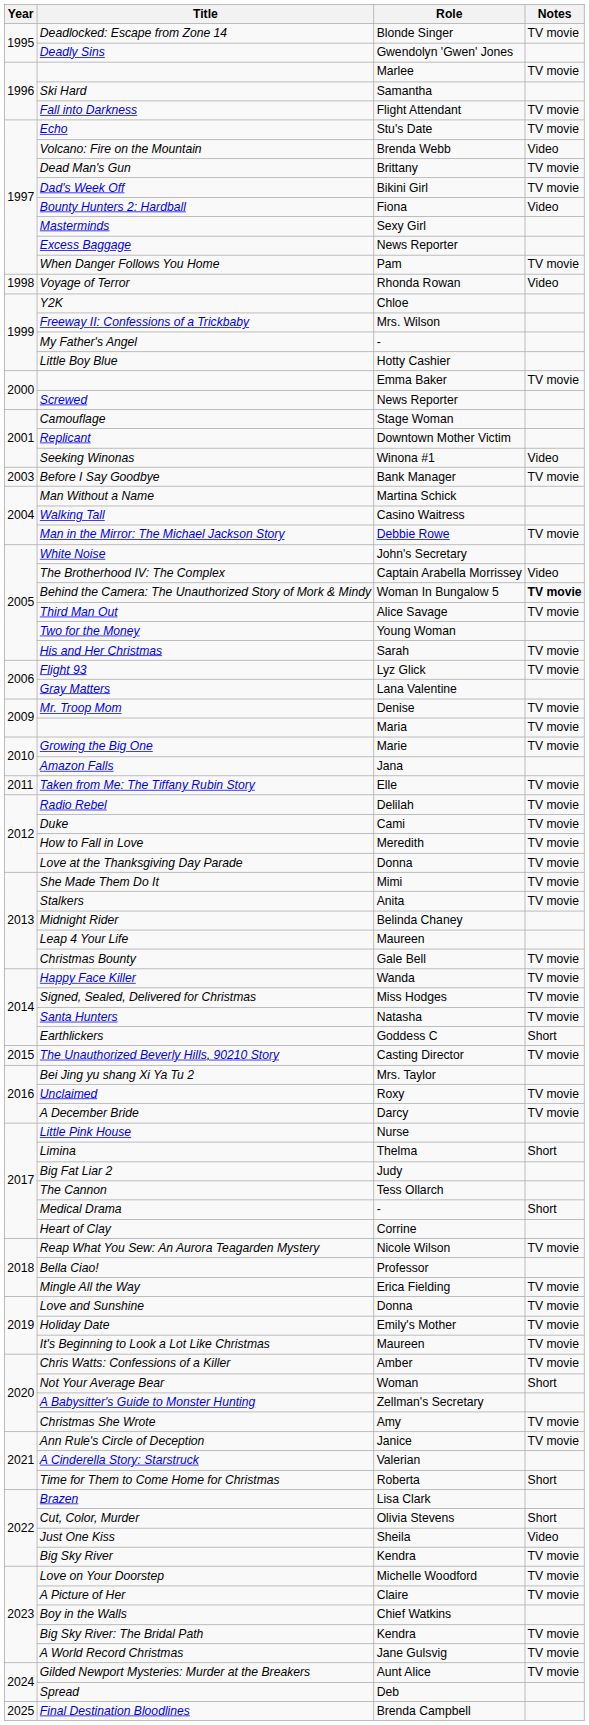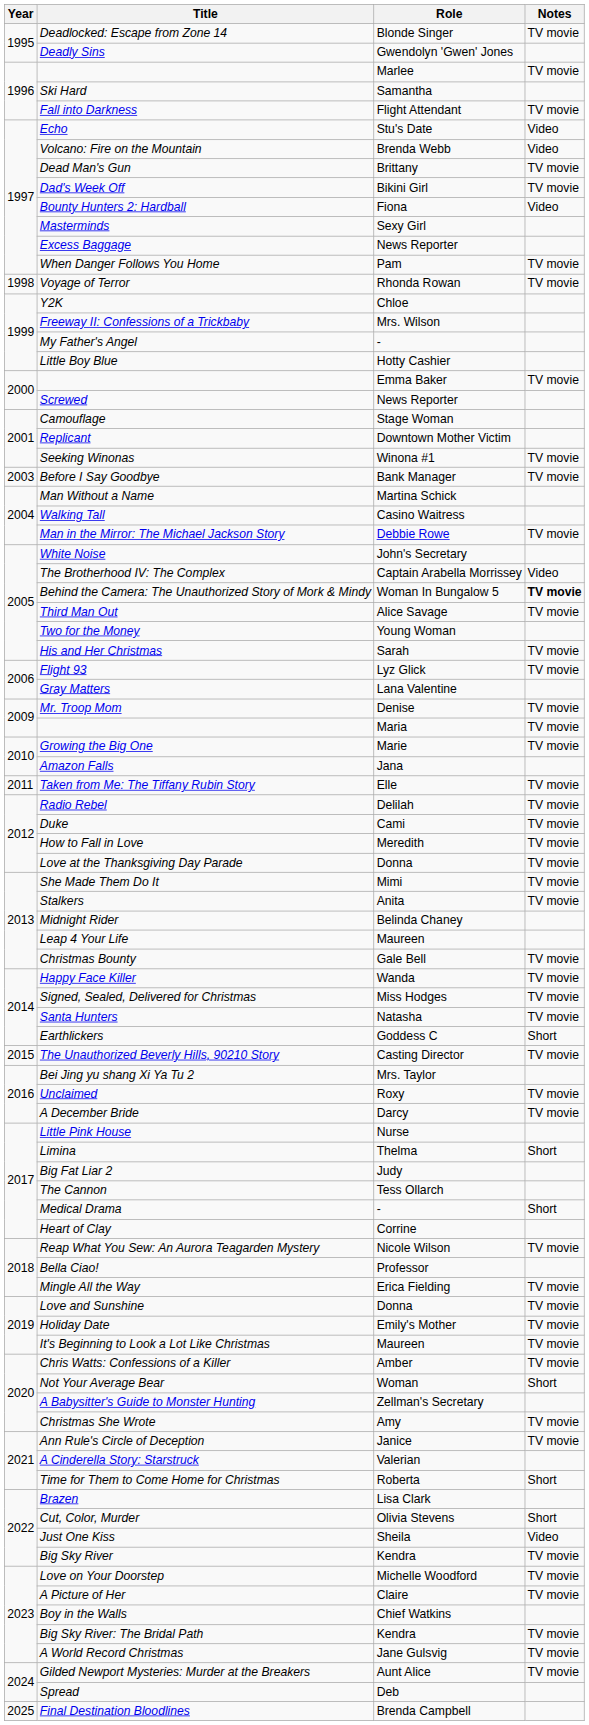(553, 129) TV movie -> (543, 129) Video
(543, 284) Video -> (553, 284) TV movie
(543, 457) Video -> (553, 457) TV movie
